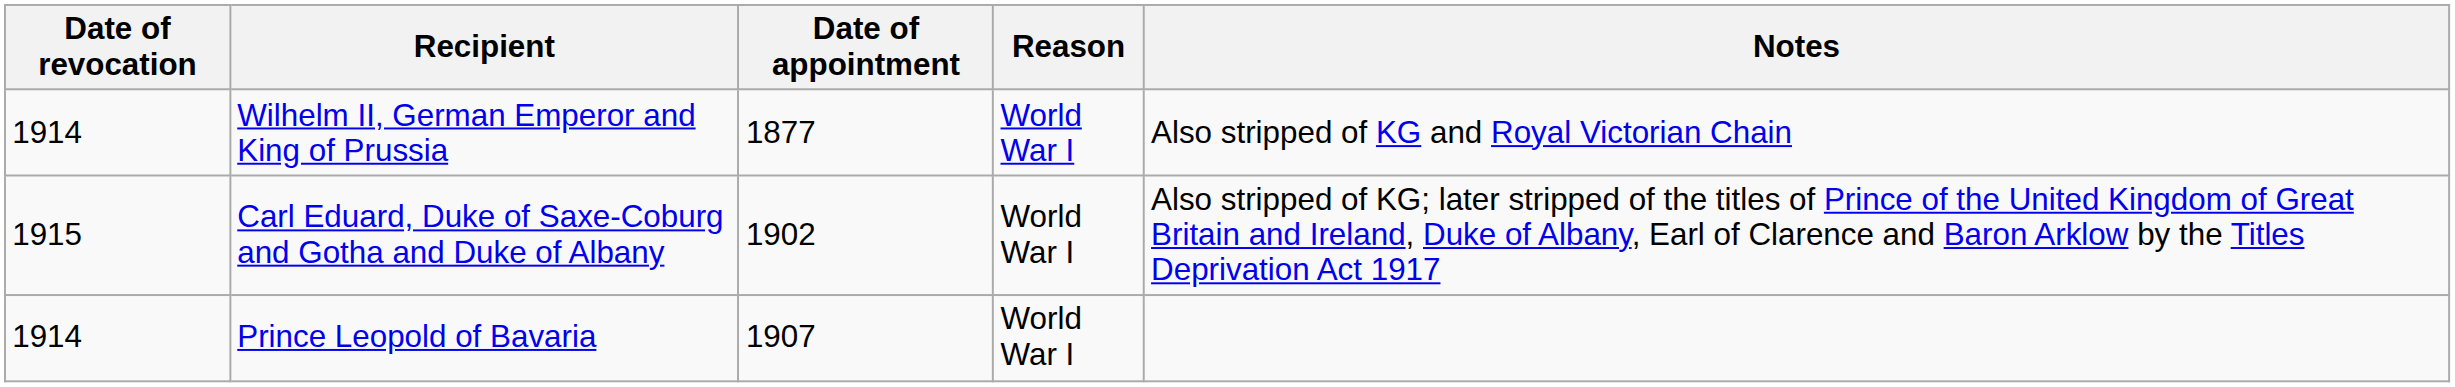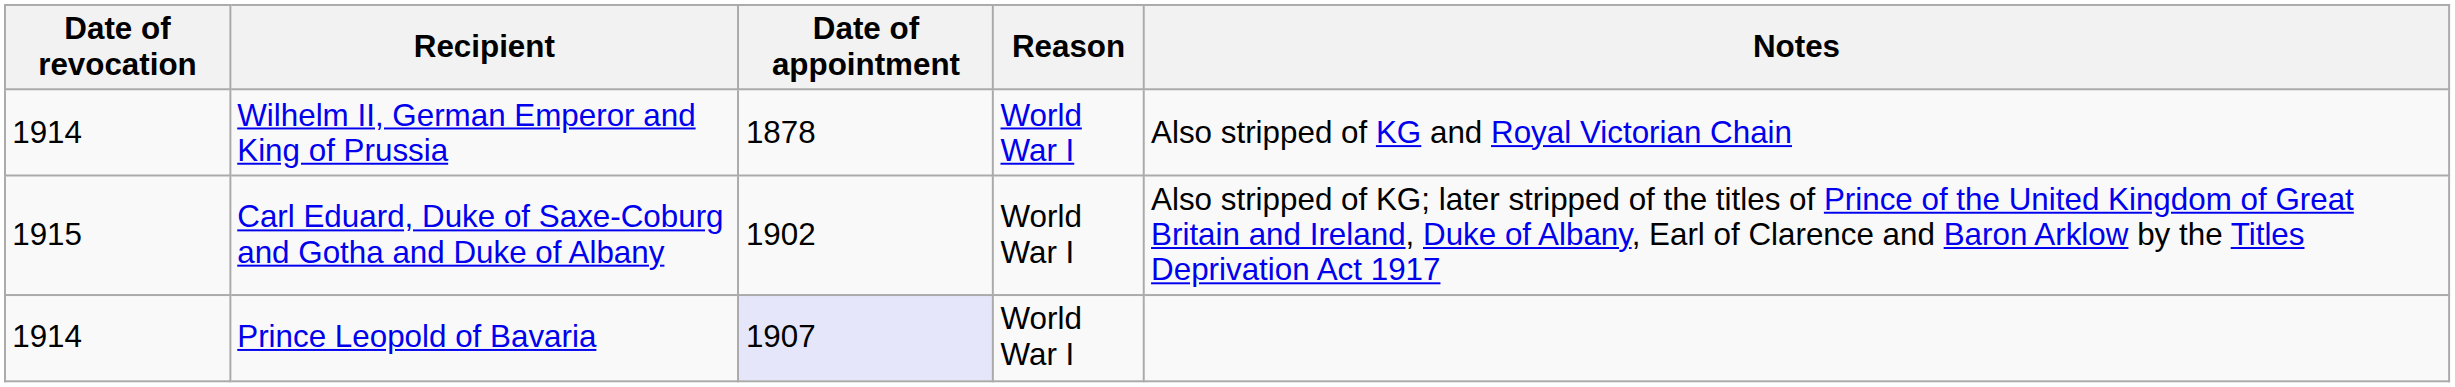(781, 132) 1877 -> (781, 132) 1878
(781, 337) no background -> (781, 337) lavender background
